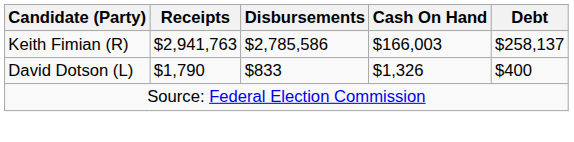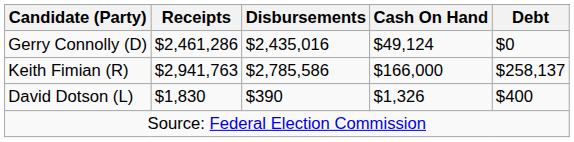+ row: (78, 44)
(407, 44) $166,003 -> (408, 70) $166,000
(179, 70) $1,790 -> (180, 96) $1,830
(263, 70) $833 -> (264, 96) $390
